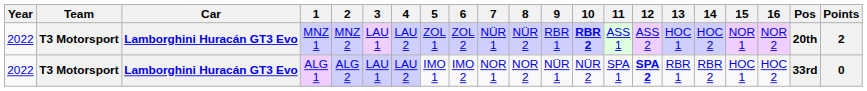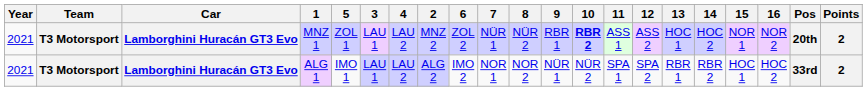columns swapped: (347, 13) <-> (435, 13)
(20, 39) 2022 -> (20, 39) 2021
(20, 70) 2022 -> (20, 70) 2021
(648, 70) bold -> (648, 70) normal
(841, 70) 0 -> (841, 70) 2
